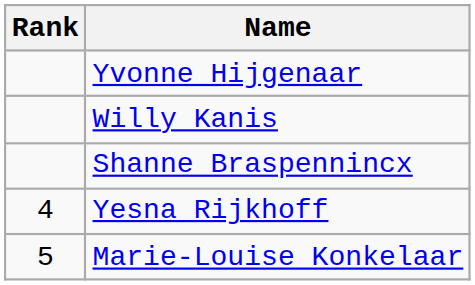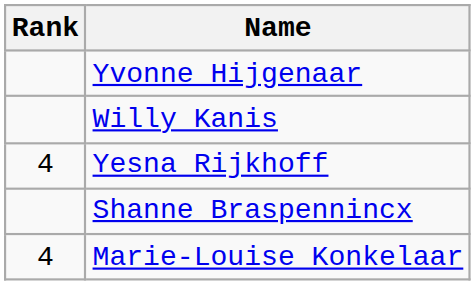rows swapped: (253, 165) <-> (211, 211)
(45, 257) 5 -> (45, 257) 4
